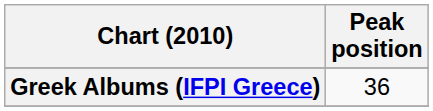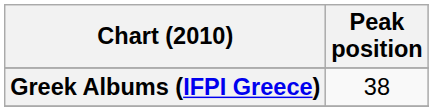(377, 86) 36 -> (377, 86) 38
